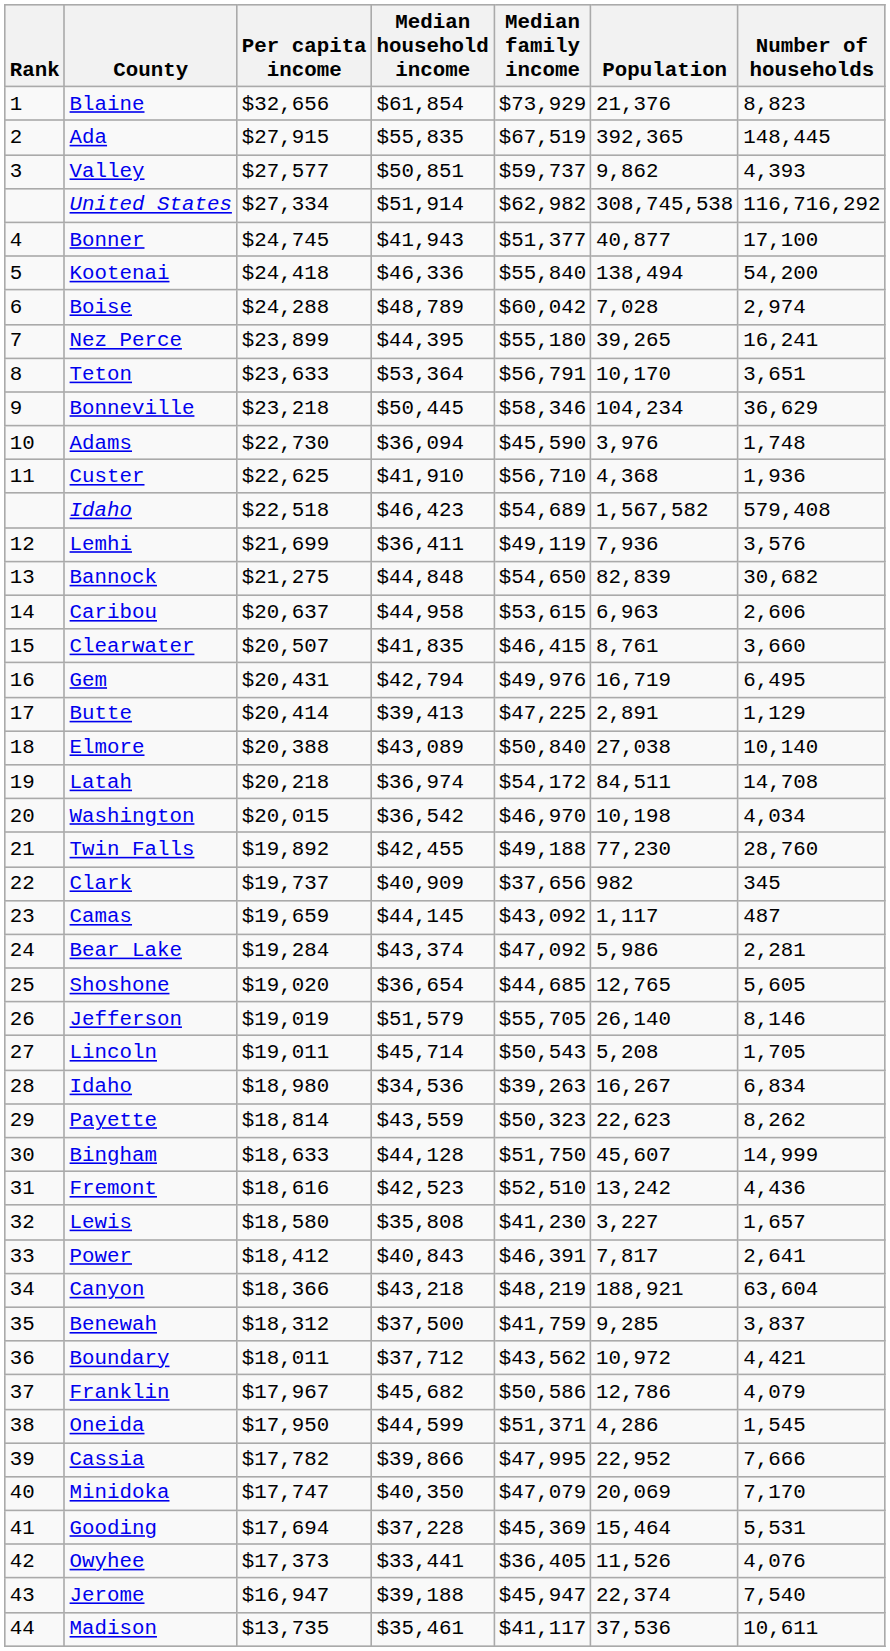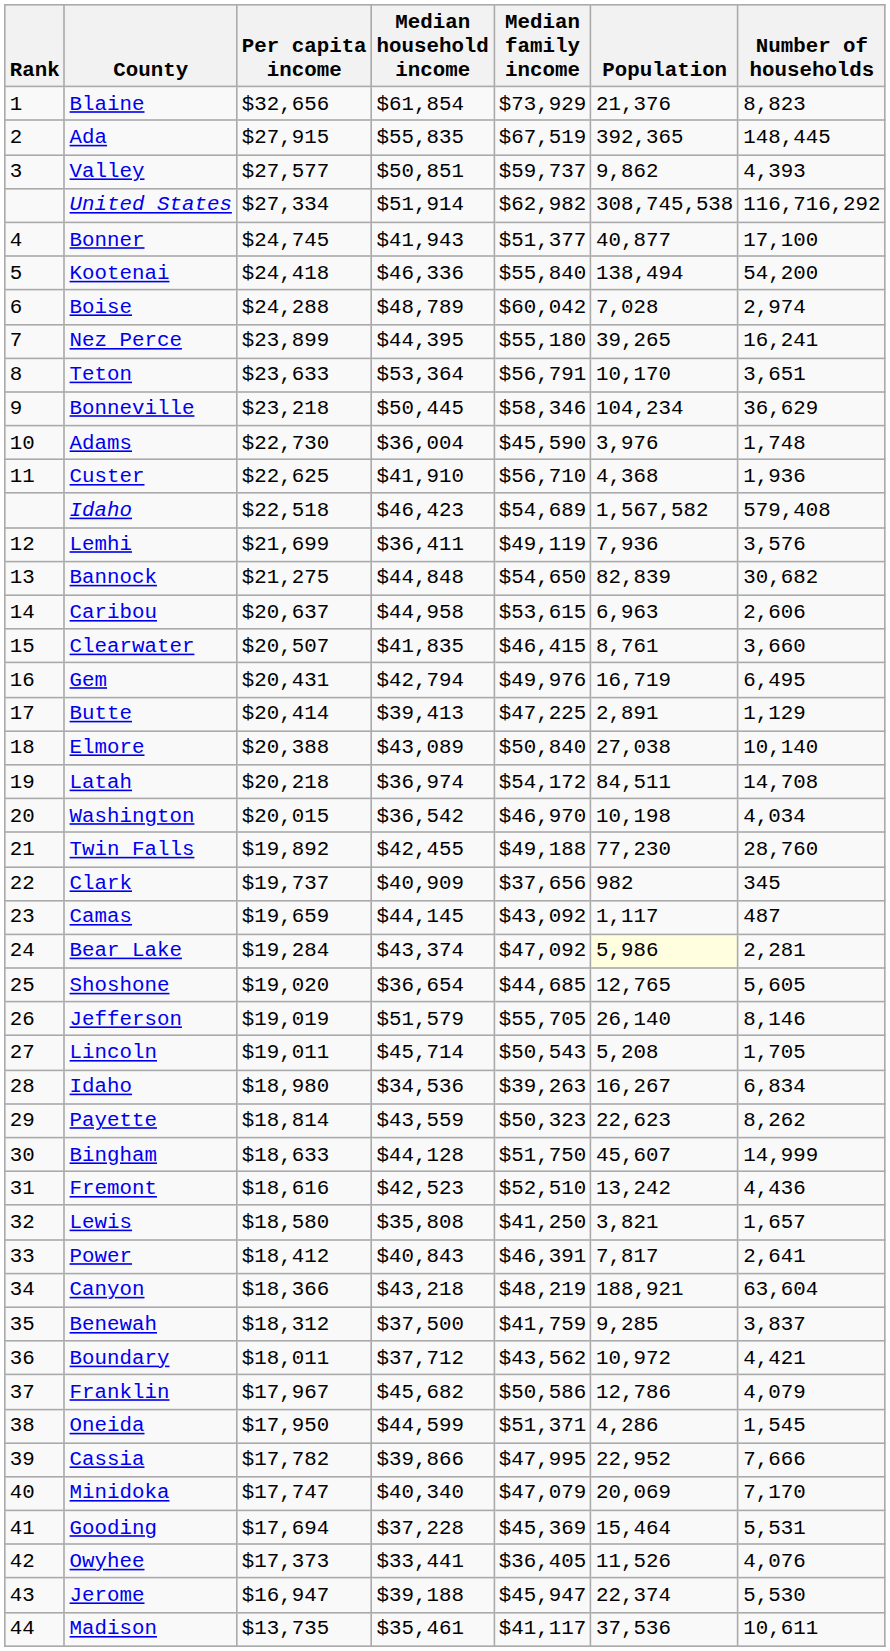(420, 443) $36,094 -> (420, 443) $36,004
(627, 951) no background -> (627, 951) lightyellow background
(542, 1222) $41,230 -> (542, 1222) $41,250
(627, 1222) 3,227 -> (627, 1222) 3,821
(420, 1494) $40,350 -> (420, 1494) $40,340
(774, 1595) 7,540 -> (774, 1595) 5,530
